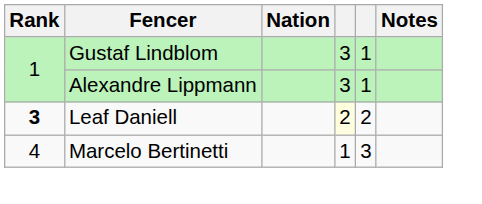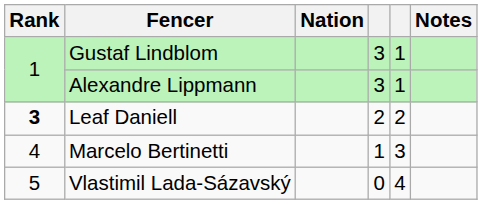(345, 118) lightyellow background -> (379, 118) no background
+ row: (180, 183)
